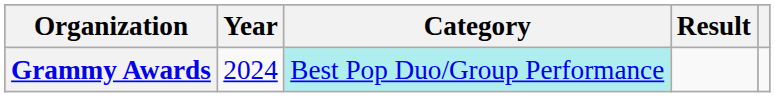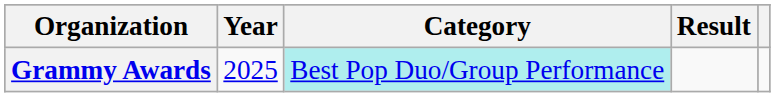(251, 69) 2024 -> (251, 69) 2025
